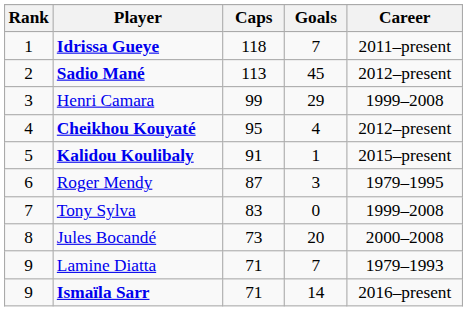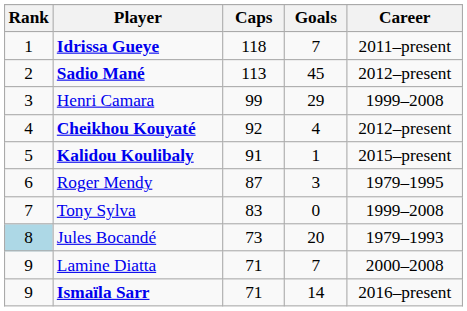(254, 127) 95 -> (254, 127) 92
(29, 237) no background -> (29, 237) lightblue background
(405, 237) 2000–2008 -> (405, 237) 1979–1993
(405, 264) 1979–1993 -> (405, 264) 2000–2008
